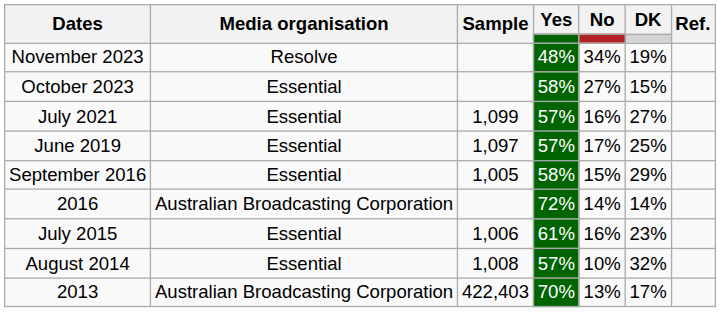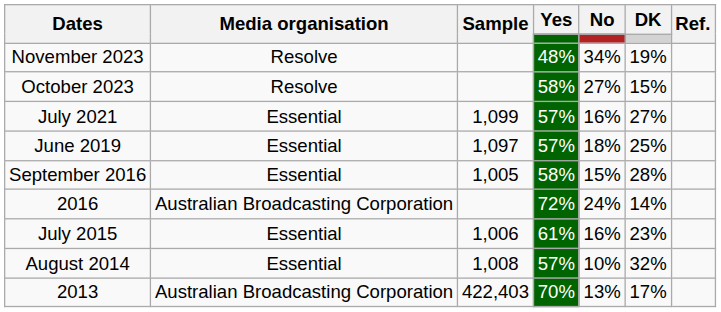(304, 87) Essential -> (304, 87) Resolve
(602, 146) 17% -> (602, 146) 18%
(648, 175) 29% -> (648, 175) 28%
(602, 205) 14% -> (602, 205) 24%
